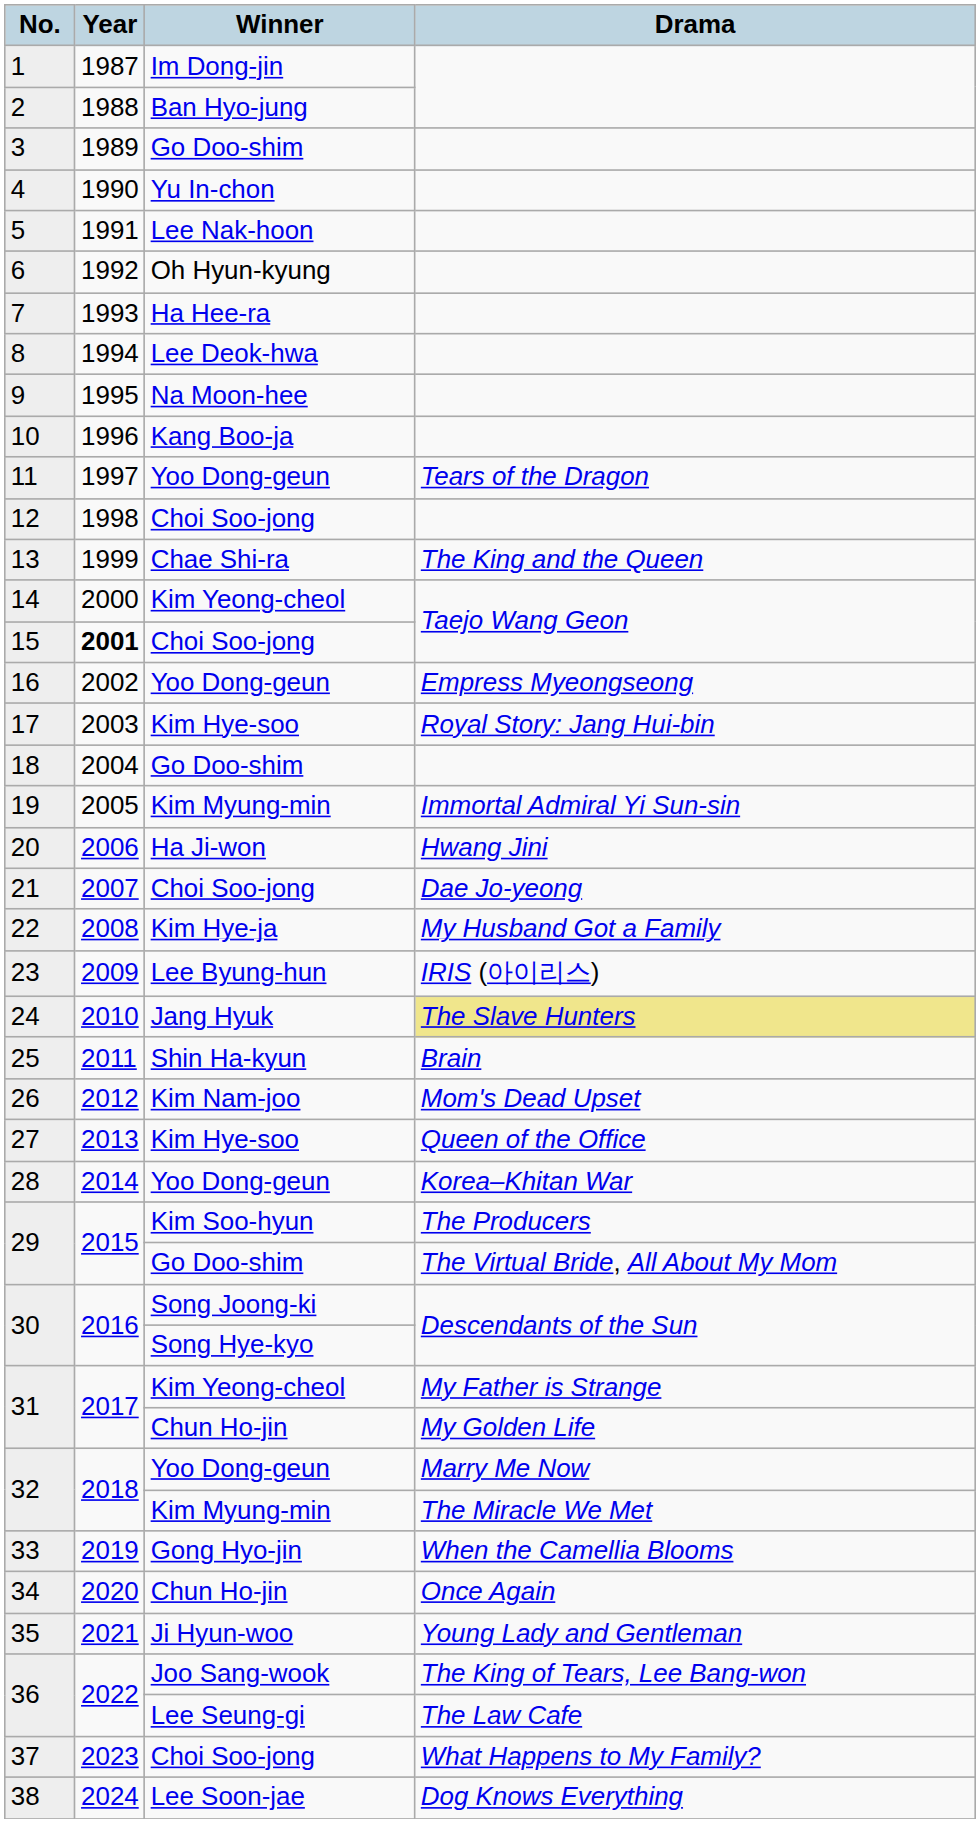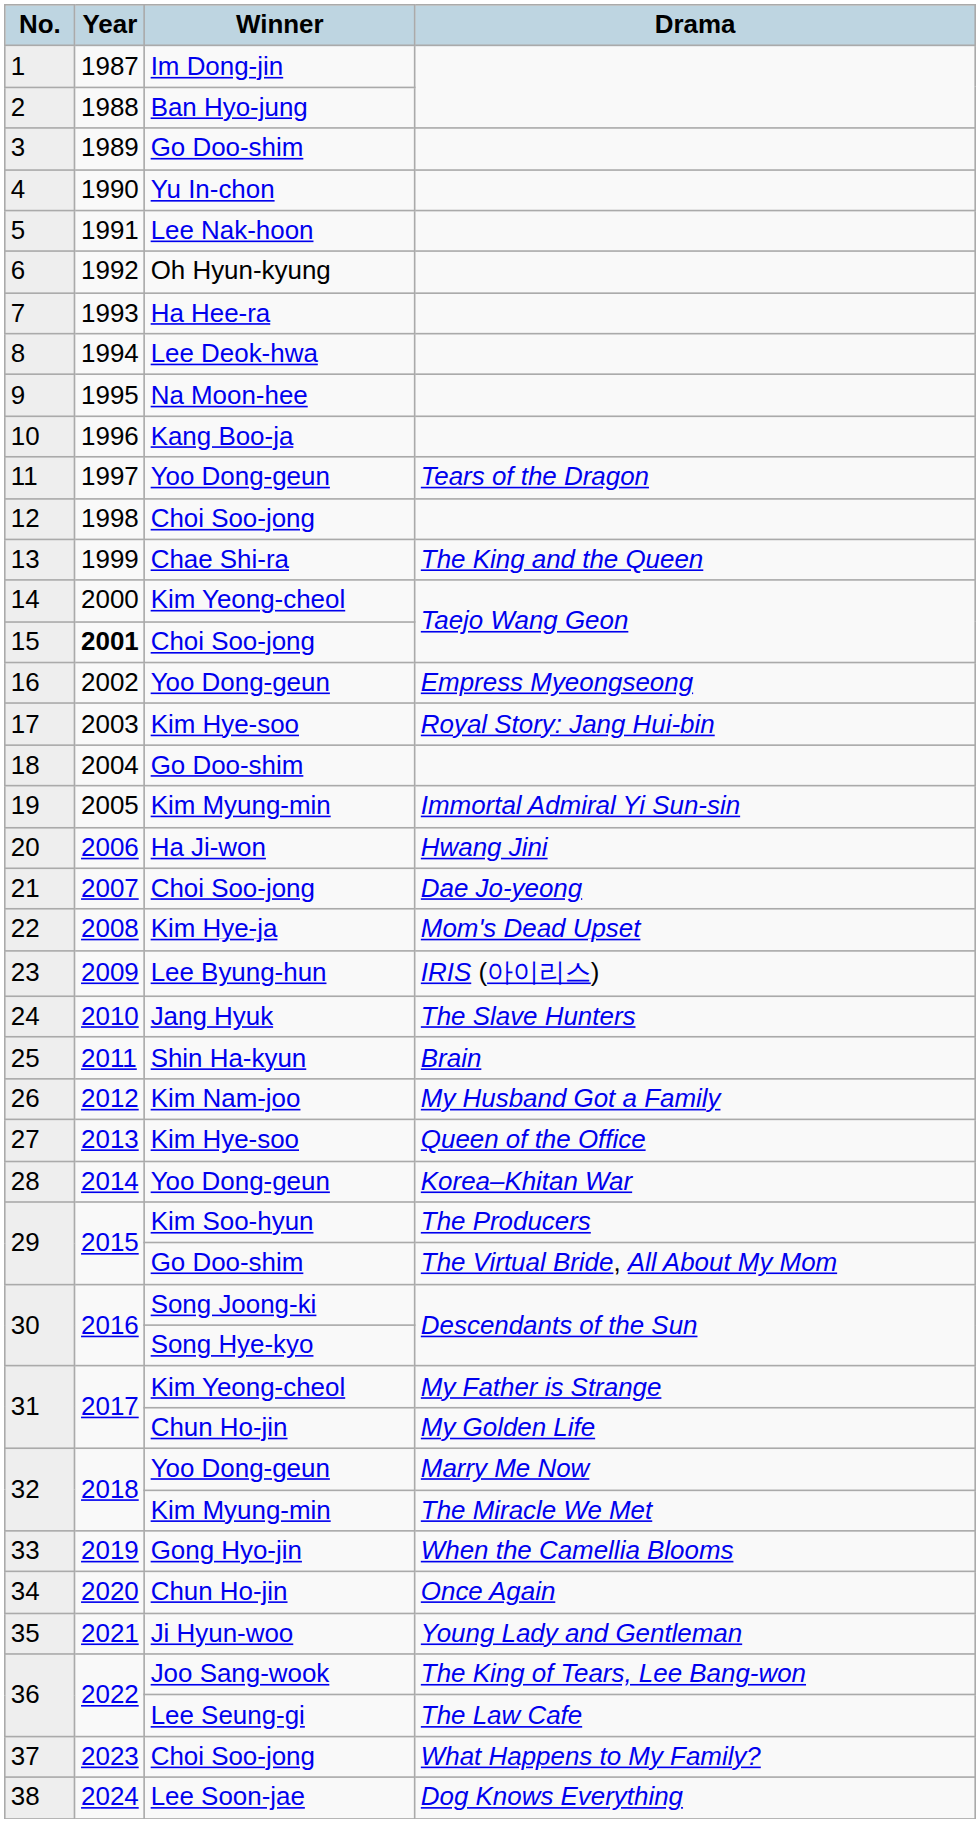(571, 929) My Husband Got a Family -> (531, 929) Mom's Dead Upset
(528, 1016) khaki background -> (528, 1016) no background
(531, 1098) Mom's Dead Upset -> (571, 1098) My Husband Got a Family
